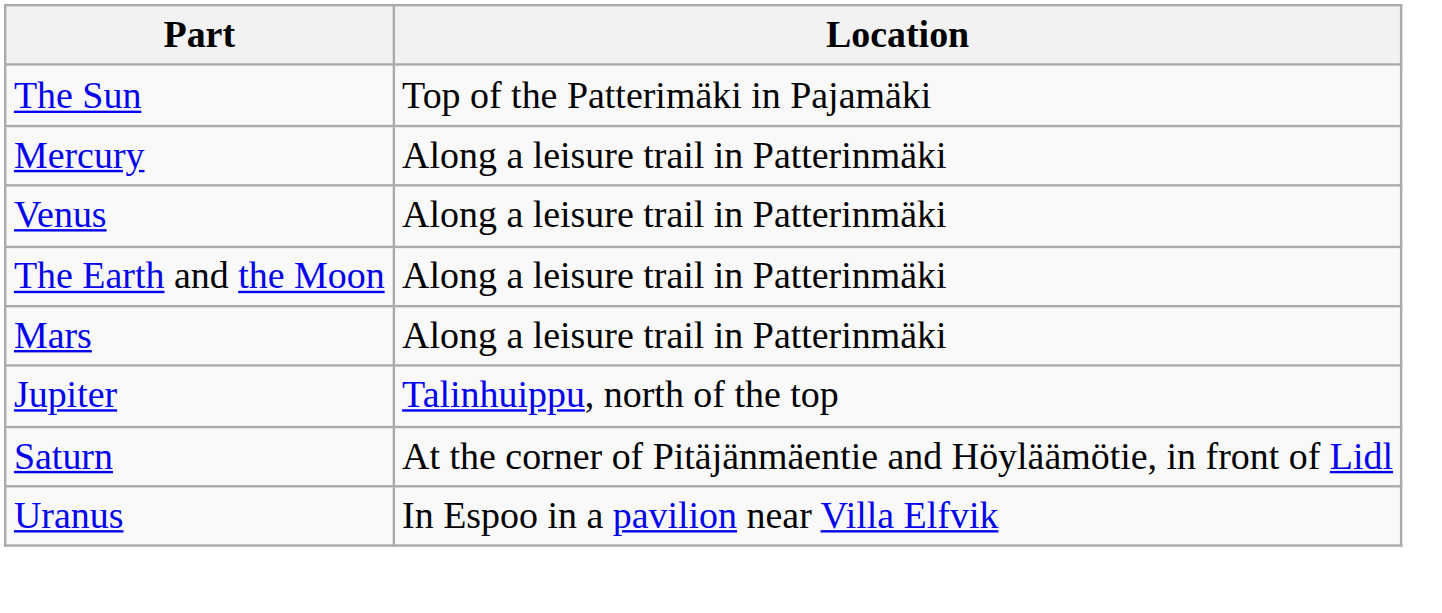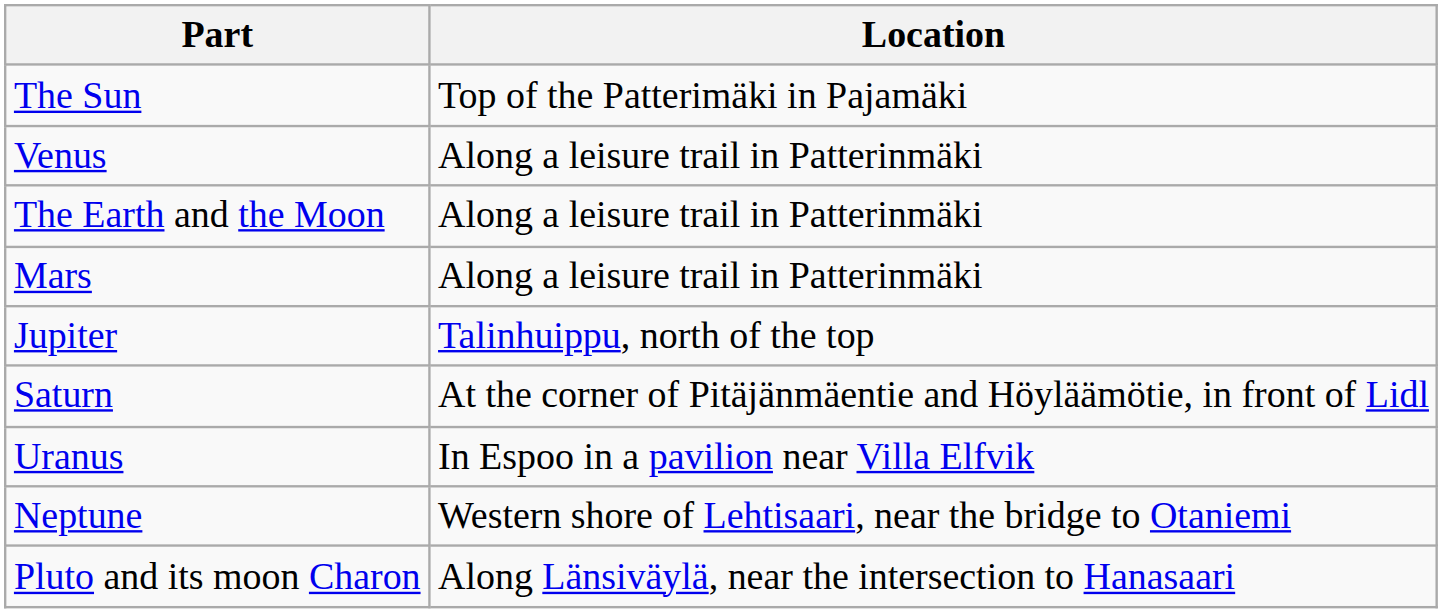- row: (79, 154)
+ row: (78, 515)
+ row: (217, 575)
